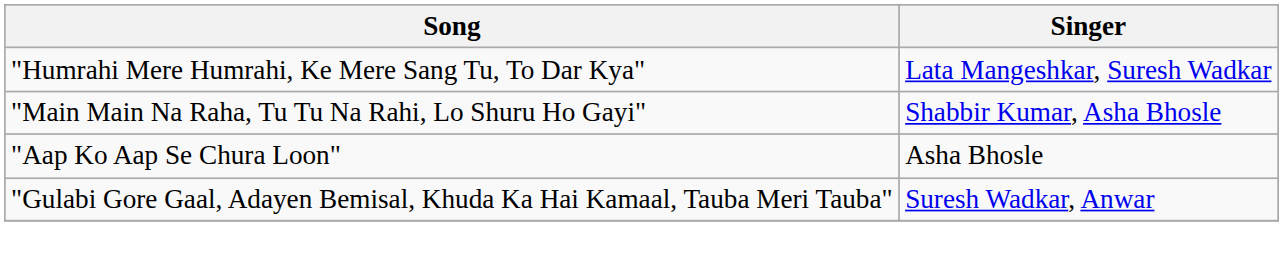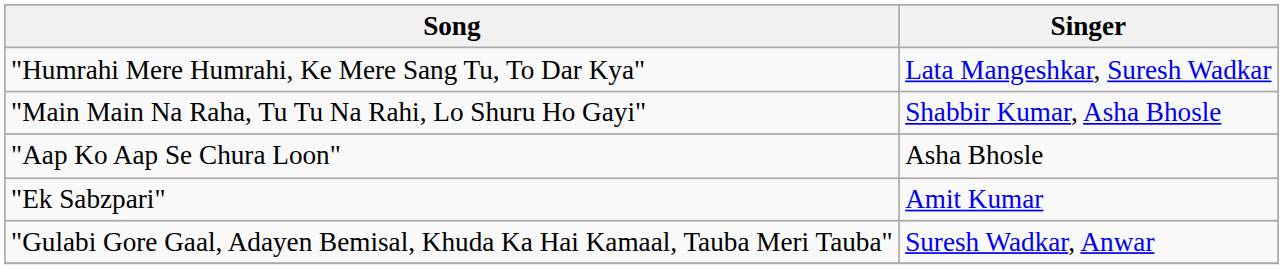+ row: (88, 198)
